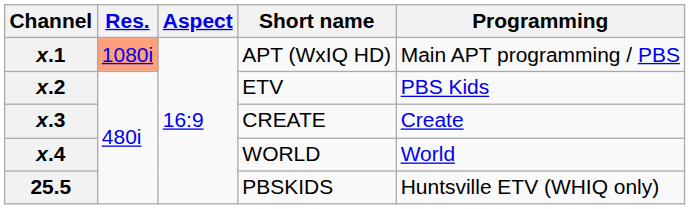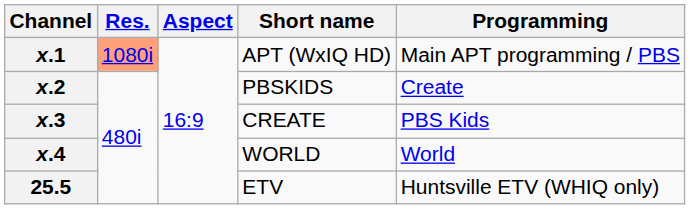(263, 87) ETV -> (288, 87) PBSKIDS
(445, 87) PBS Kids -> (432, 87) Create
(432, 120) Create -> (445, 120) PBS Kids
(288, 187) PBSKIDS -> (263, 187) ETV
